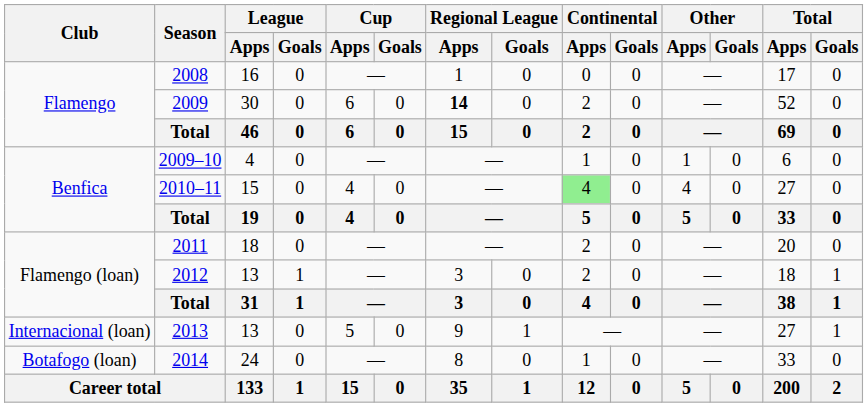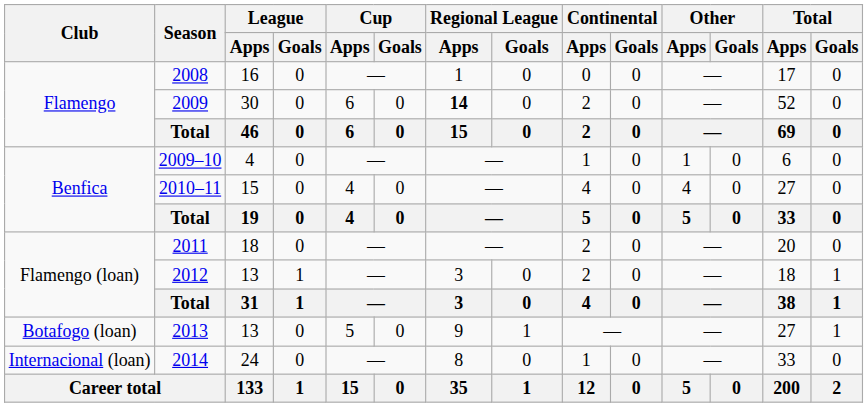(586, 189) lightgreen background -> (586, 189) no background
(80, 331) Internacional (loan) -> (80, 331) Botafogo (loan)
(80, 359) Botafogo (loan) -> (80, 359) Internacional (loan)
